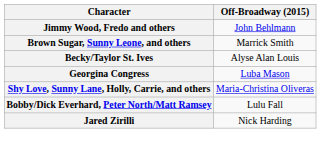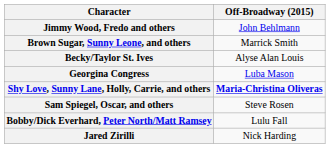(265, 89) normal -> (269, 89) bold
+ row: (109, 105)
